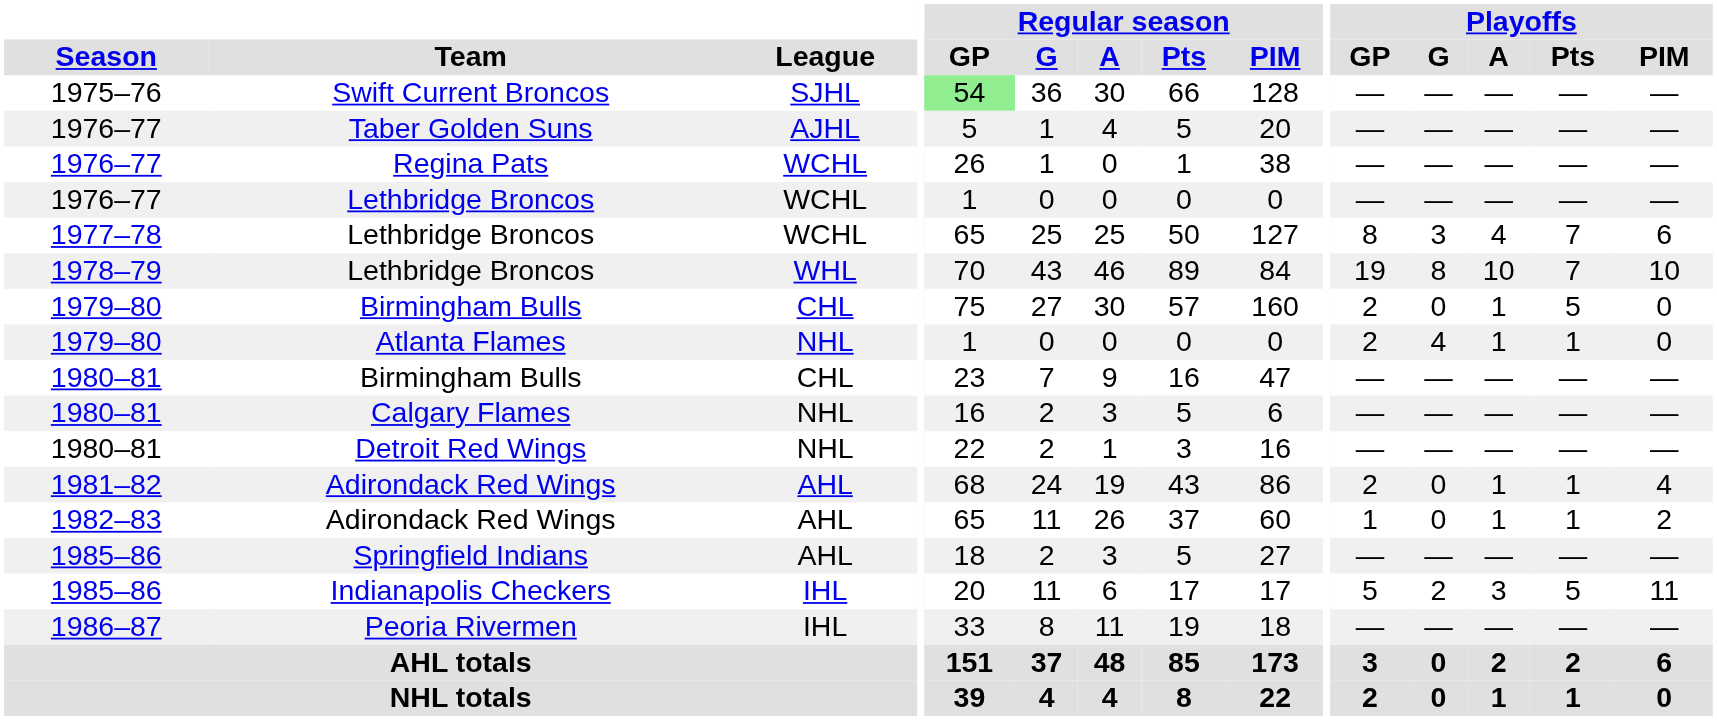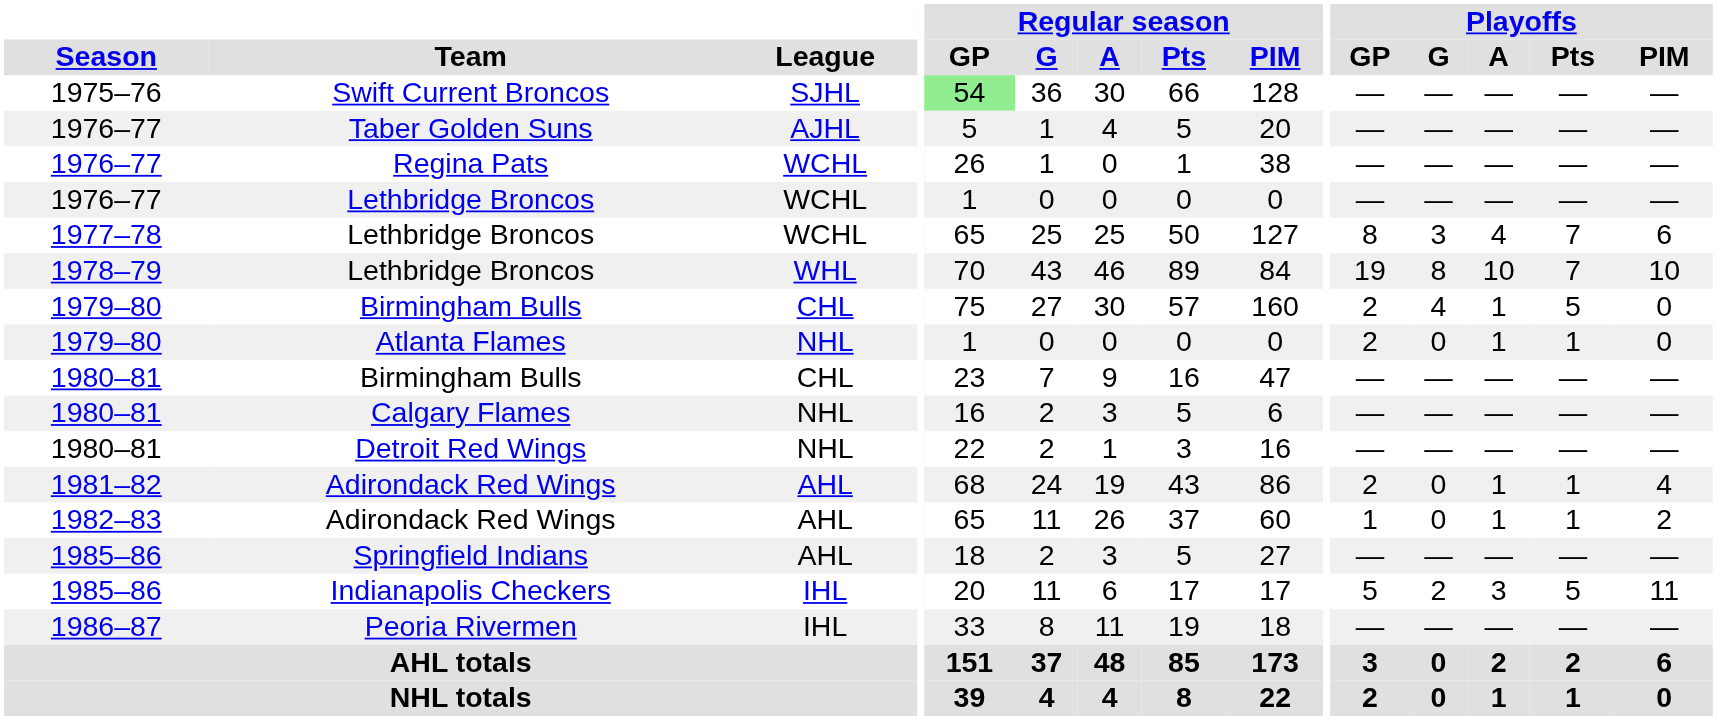(1438, 306) 0 -> (1438, 306) 4
(1438, 341) 4 -> (1438, 341) 0
